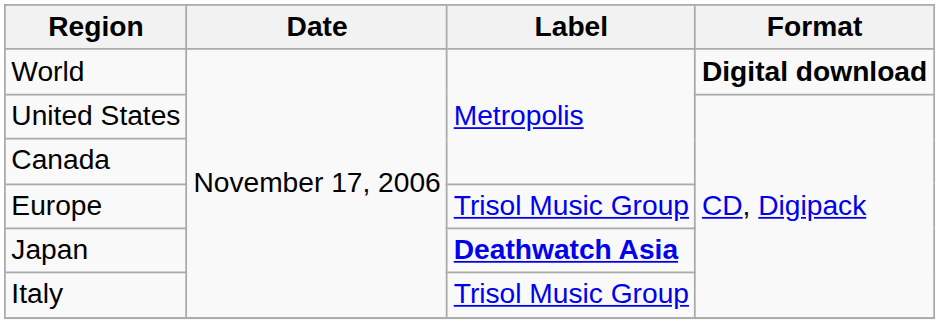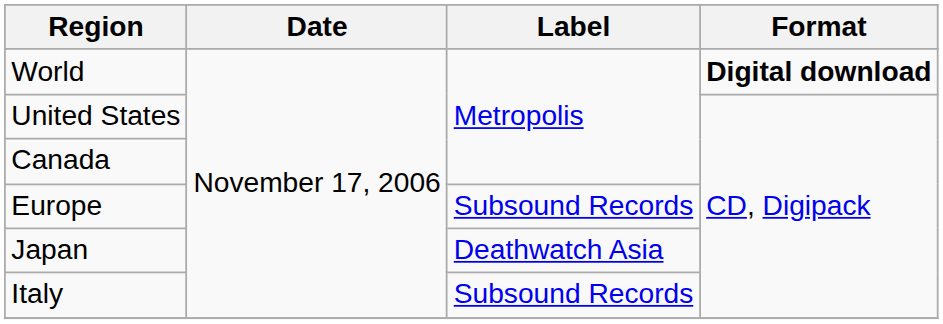(571, 205) Trisol Music Group -> (573, 205) Subsound Records
(566, 250) bold -> (559, 250) normal
(571, 294) Trisol Music Group -> (573, 294) Subsound Records
